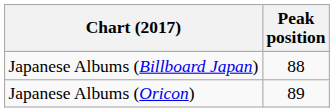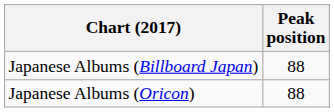(296, 93) 89 -> (296, 93) 88
